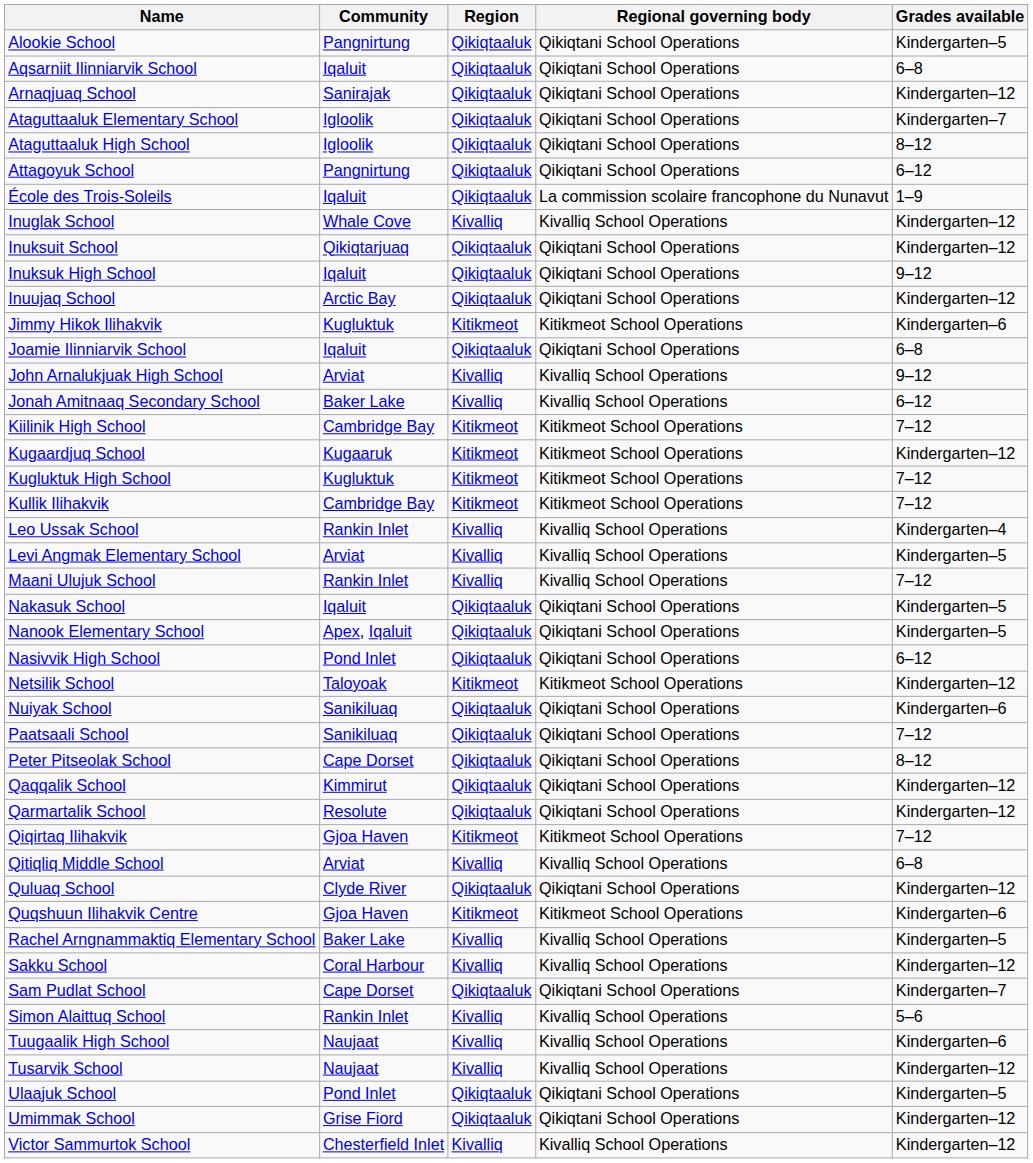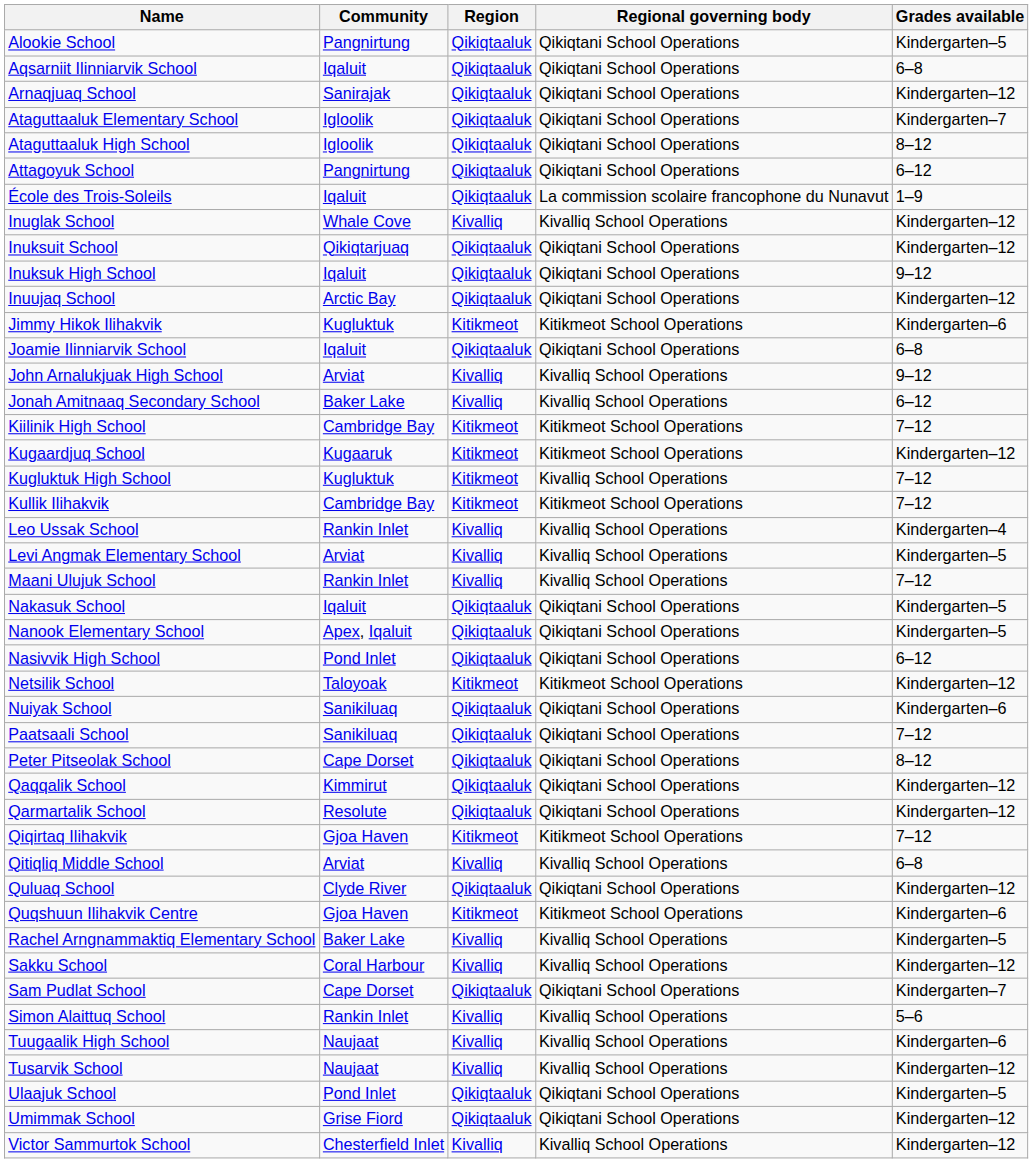(641, 478) Kitikmeot School Operations -> (633, 478) Kivalliq School Operations
